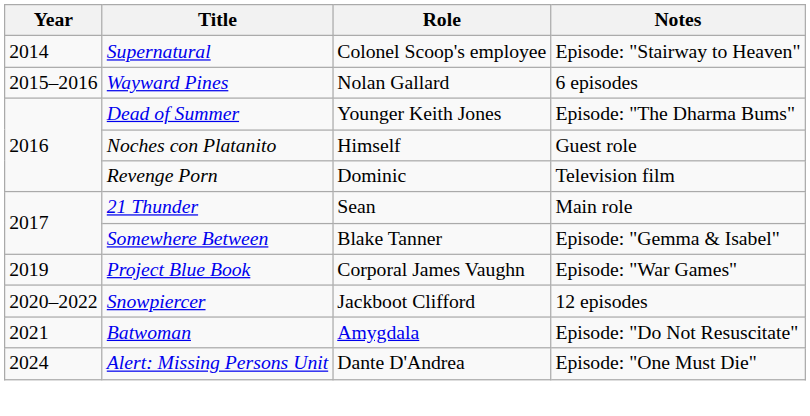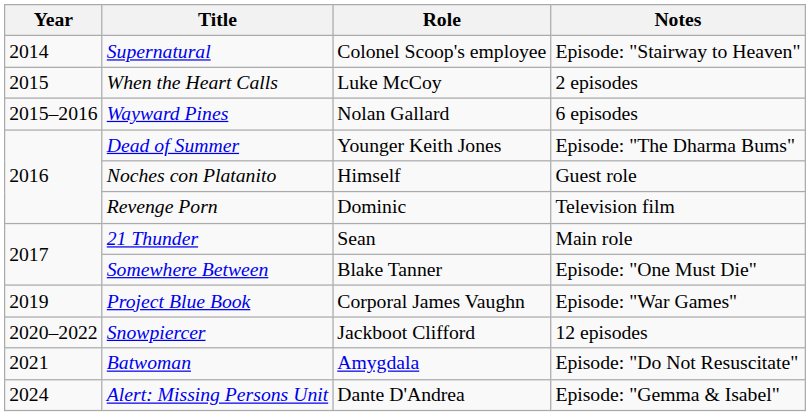+ row: (192, 82)
(668, 238) Episode: "Gemma & Isabel" -> (656, 269) Episode: "One Must Die"
(656, 363) Episode: "One Must Die" -> (668, 394) Episode: "Gemma & Isabel"
